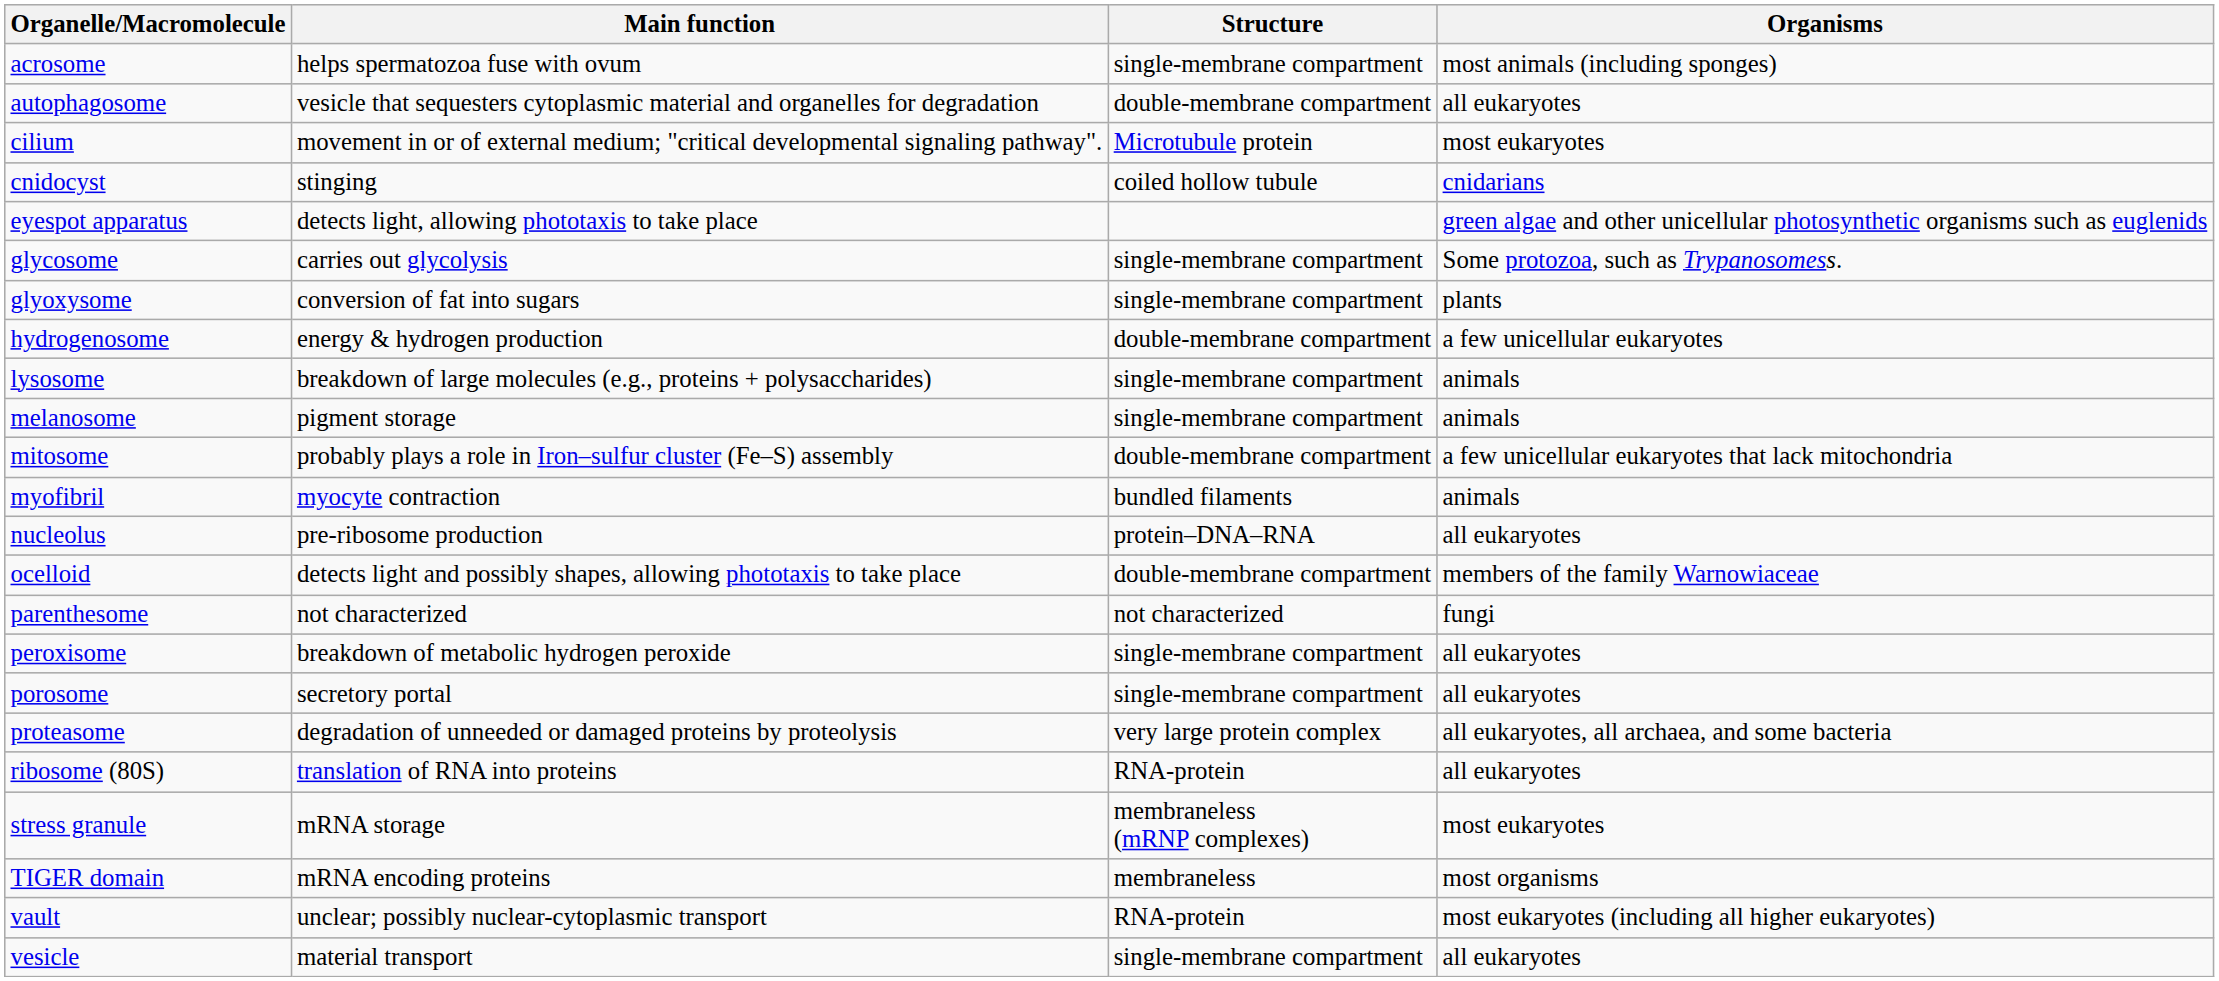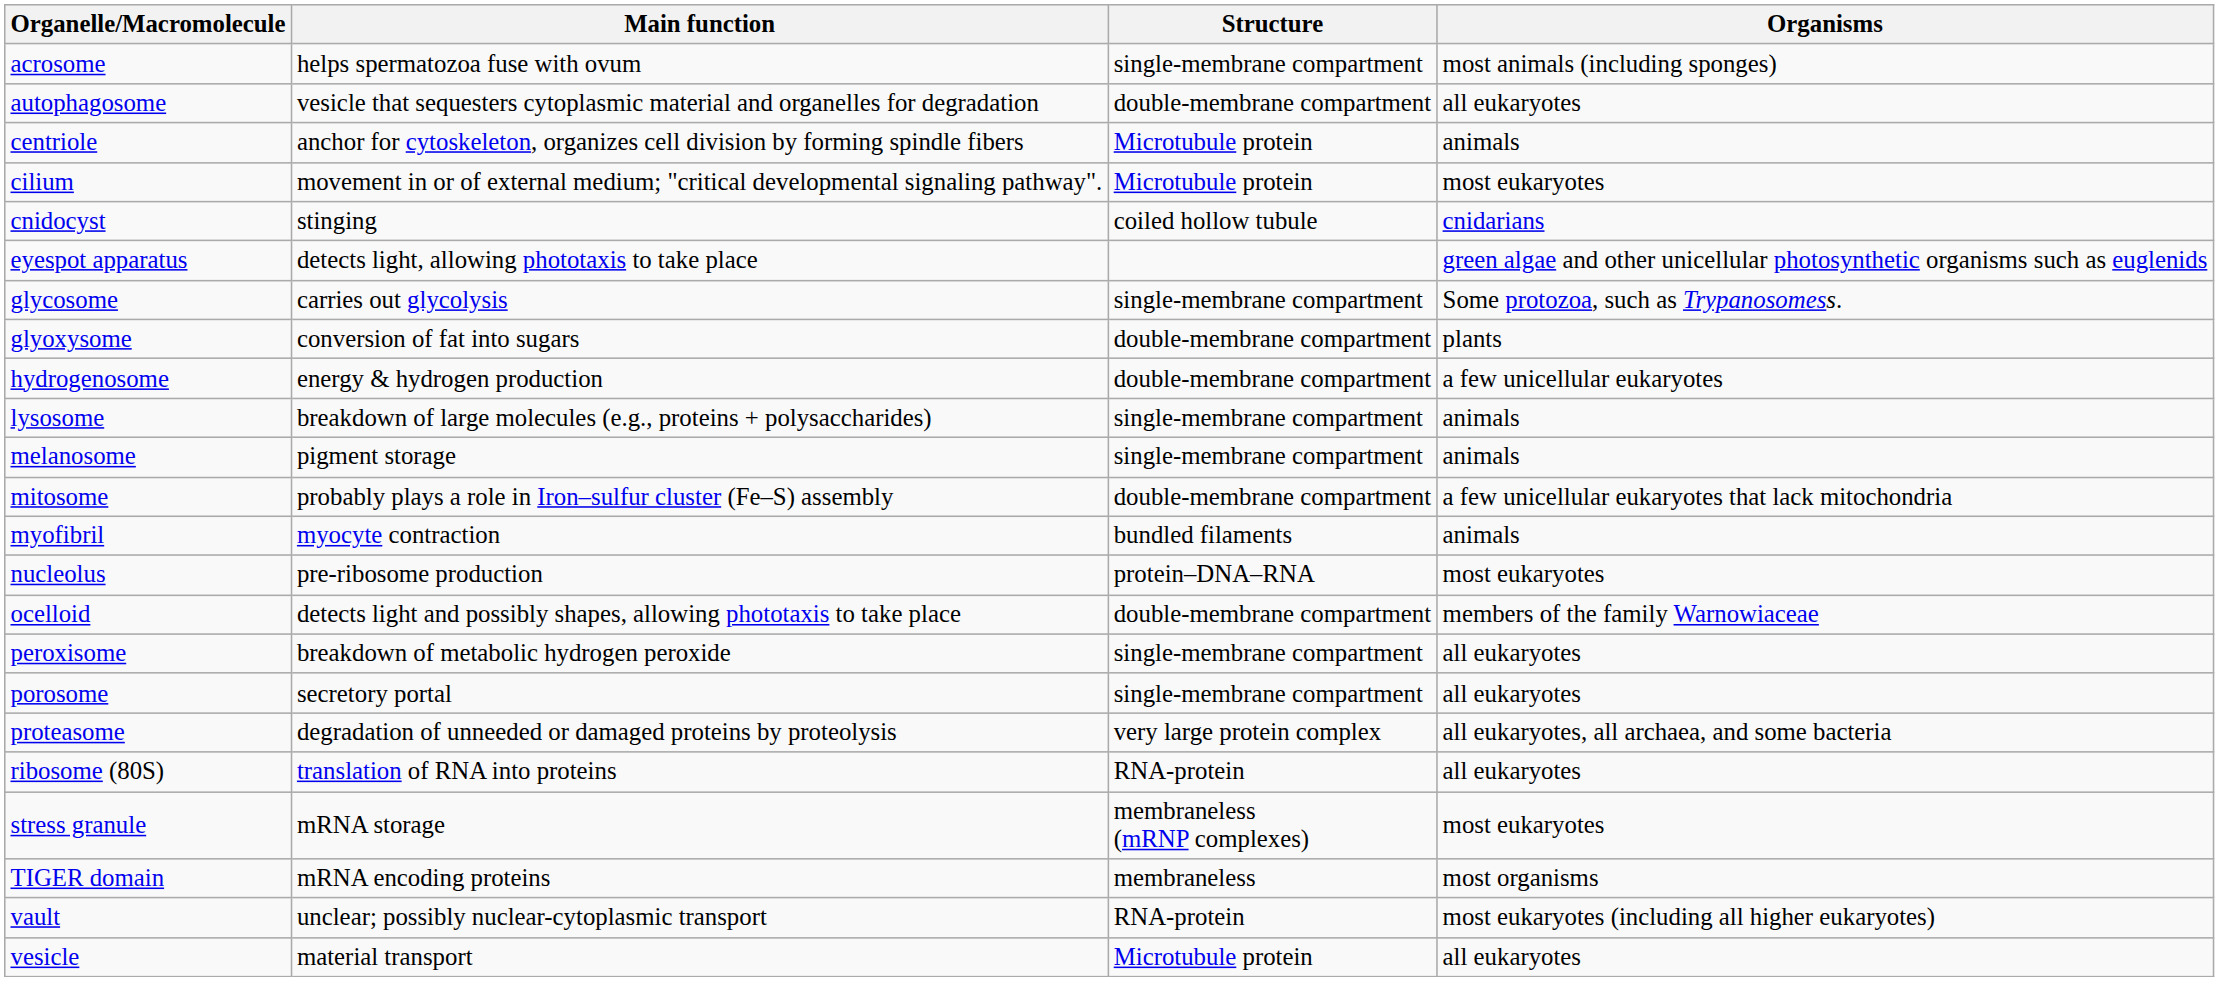+ row: (54, 142)
(1268, 299) single-membrane compartment -> (1272, 338) double-membrane compartment
(1512, 535) all eukaryotes -> (1524, 574) most eukaryotes
- row: (79, 614)
(1268, 956) single-membrane compartment -> (1213, 956) Microtubule protein
